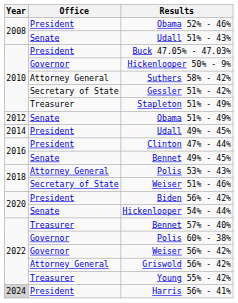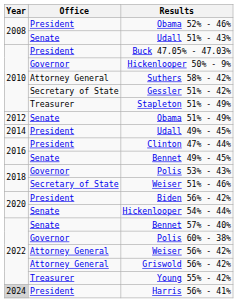(69, 171) Attorney General -> (50, 171) Governor
(52, 225) Treasurer -> (45, 225) Senate
(50, 251) Governor -> (69, 251) Attorney General
